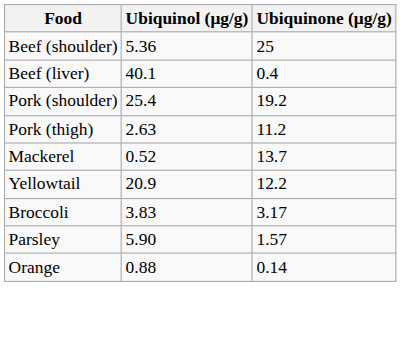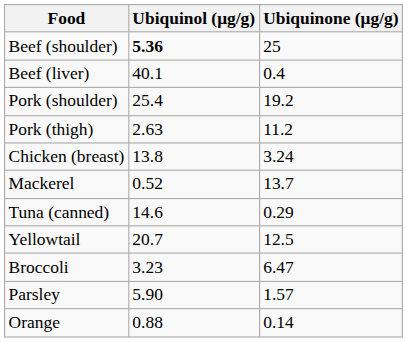(141, 45) normal -> (148, 45) bold
+ row: (66, 156)
+ row: (59, 211)
(141, 184) 20.9 -> (148, 239) 20.7
(272, 184) 12.2 -> (278, 239) 12.5
(141, 211) 3.83 -> (148, 267) 3.23
(272, 211) 3.17 -> (278, 267) 6.47
